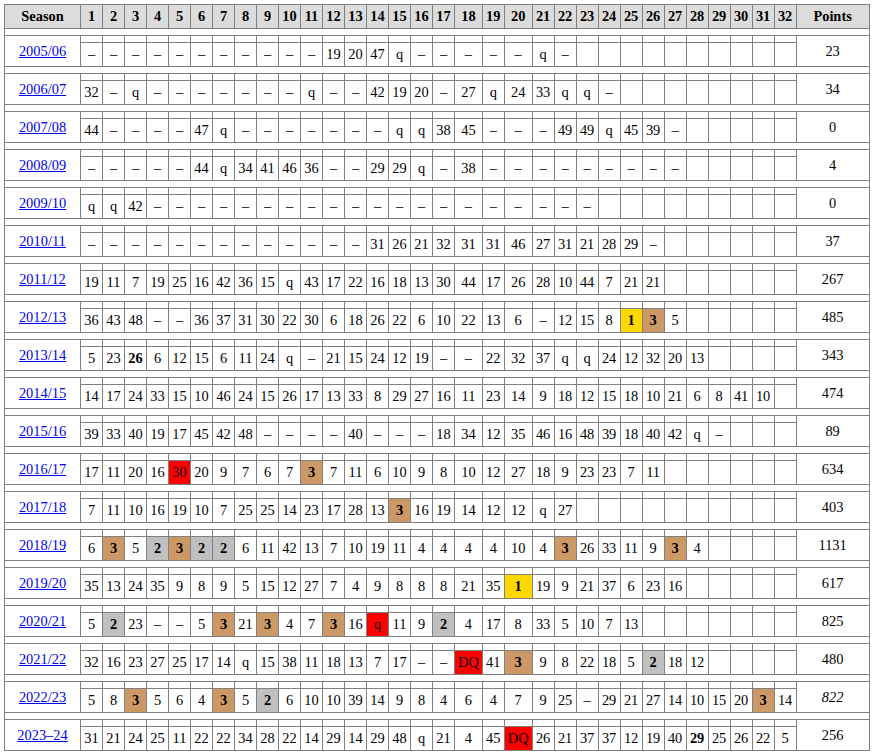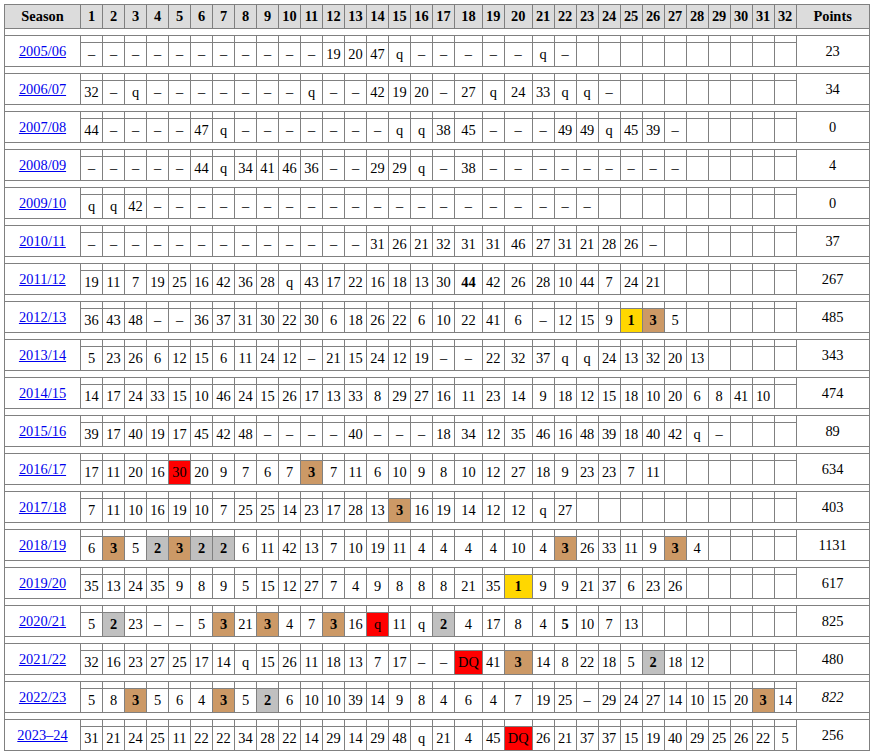(631, 244) 29 -> (631, 244) 26
(267, 282) 15 -> (267, 282) 28
(468, 282) normal -> (468, 282) bold
(493, 282) 17 -> (493, 282) 42
(631, 282) 21 -> (631, 282) 24
(493, 320) 13 -> (493, 320) 41
(609, 320) 8 -> (609, 320) 9
(135, 358) bold -> (135, 358) normal
(289, 358) q -> (289, 358) 12
(631, 358) 12 -> (631, 358) 13
(675, 396) 21 -> (675, 396) 20
(113, 434) 33 -> (113, 434) 17
(543, 586) 19 -> (543, 586) 9
(675, 586) 16 -> (675, 586) 26
(421, 624) 9 -> (421, 624) q
(543, 624) 33 -> (543, 624) 4
(565, 624) normal -> (565, 624) bold
(289, 662) 38 -> (289, 662) 26
(543, 662) 9 -> (543, 662) 14
(543, 700) 9 -> (543, 700) 19
(631, 700) 21 -> (631, 700) 24
(631, 738) 12 -> (631, 738) 15
(697, 738) bold -> (697, 738) normal
